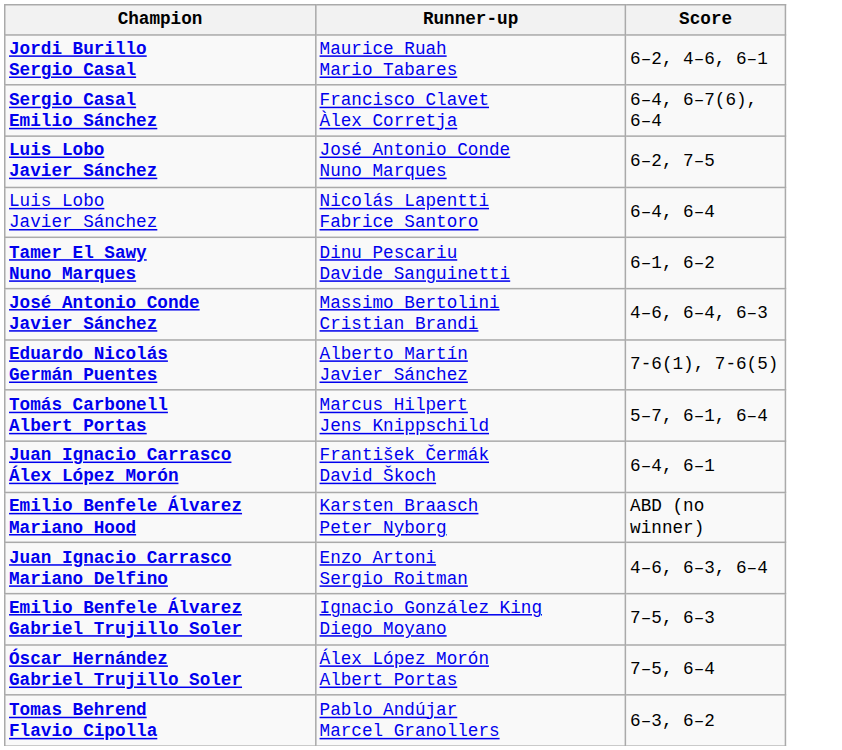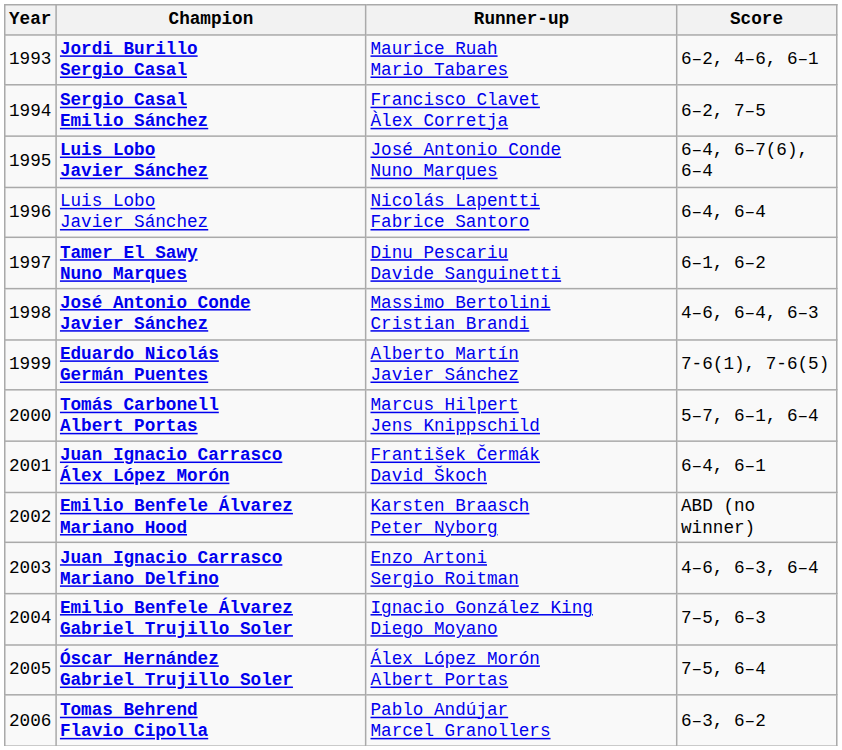+ column: (30, 19)
(694, 110) 6–4, 6–7(6), 6–4 -> (723, 110) 6–2, 7–5
(672, 161) 6–2, 7–5 -> (745, 161) 6–4, 6–7(6), 6–4
